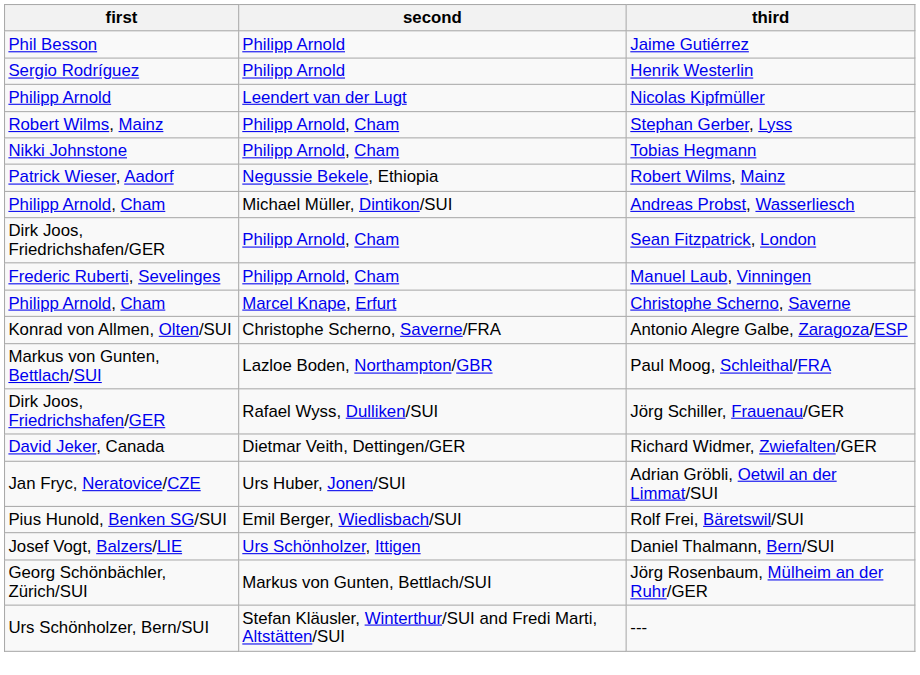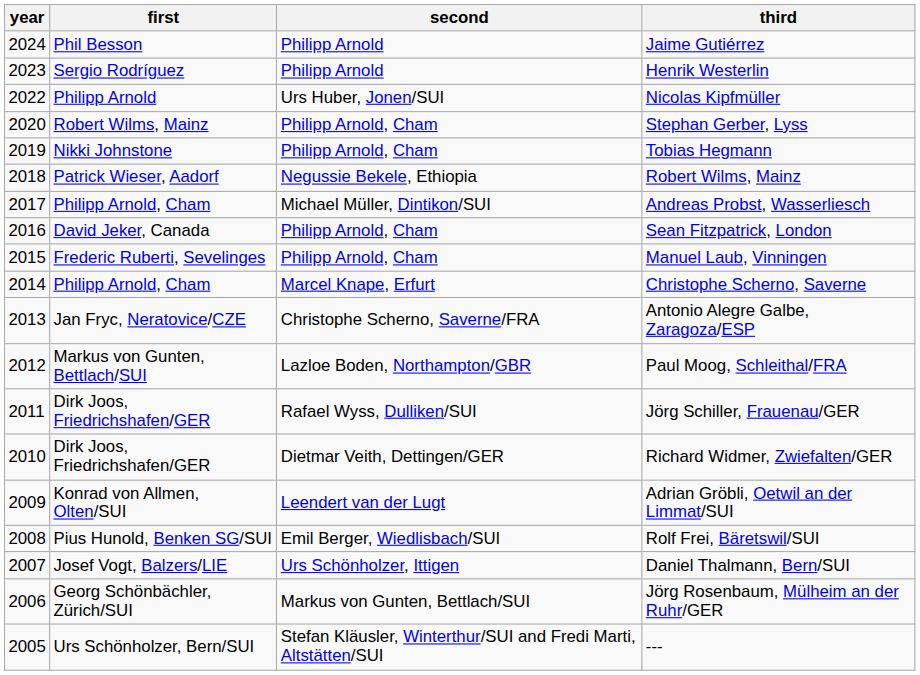+ column: (27, 17)
(324, 97) Leendert van der Lugt -> (363, 97) Urs Huber, Jonen/SUI
(87, 240) Dirk Joos, Friedrichshafen/GER -> (131, 230) David Jeker, Canada
(120, 329) Konrad von Allmen, Olten/SUI -> (150, 320) Jan Fryc, Neratovice/CZE
(86, 447) David Jeker, Canada -> (132, 456) Dirk Joos, Friedrichshafen/GER
(105, 483) Jan Fryc, Neratovice/CZE -> (126, 502) Konrad von Allmen, Olten/SUI
(324, 483) Urs Huber, Jonen/SUI -> (363, 502) Leendert van der Lugt
